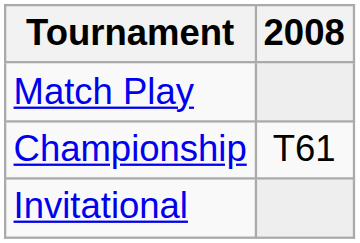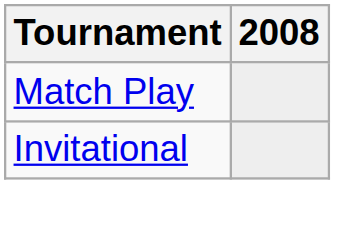- row: (130, 149)
